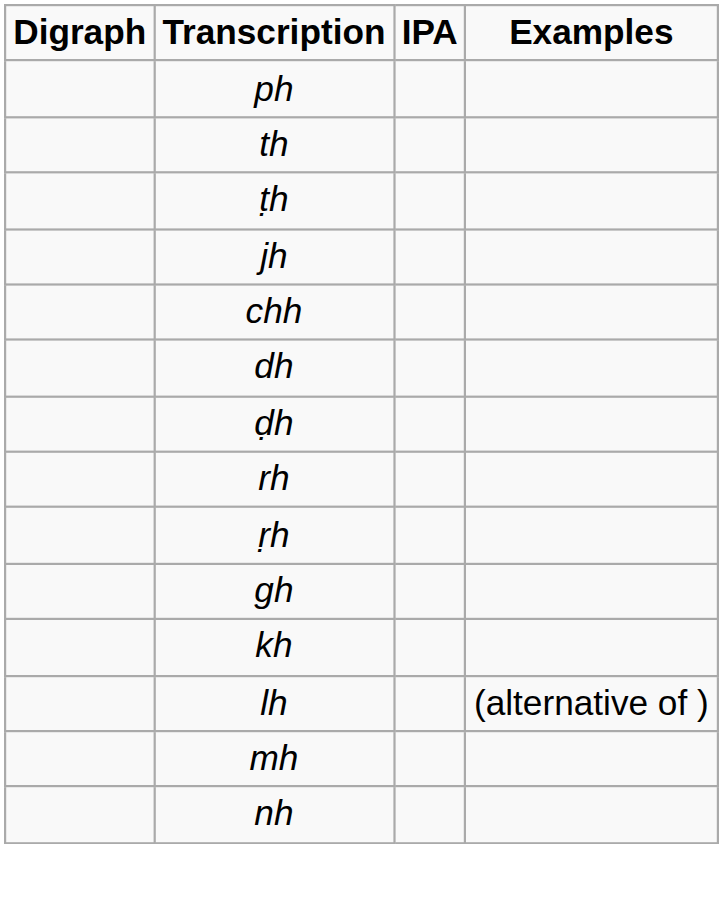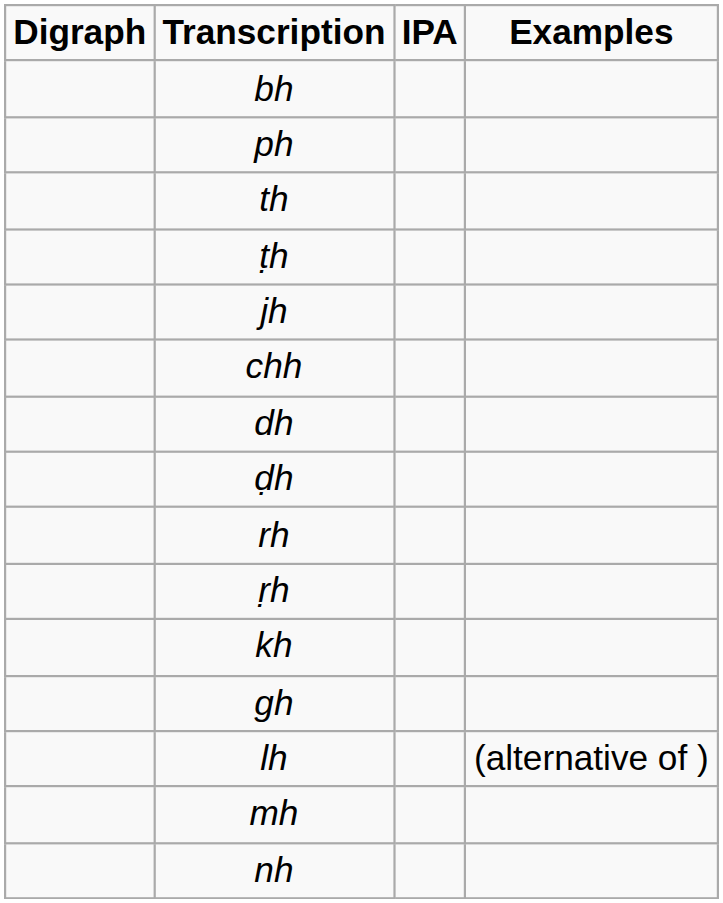+ row: (274, 88)
rows swapped: (274, 646) <-> (274, 590)
